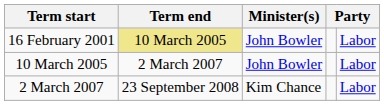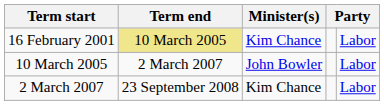(284, 40) John Bowler -> (283, 40) Kim Chance
